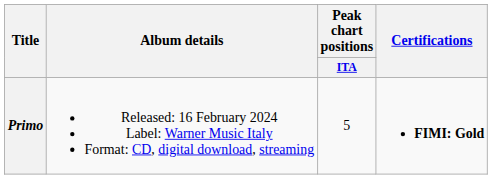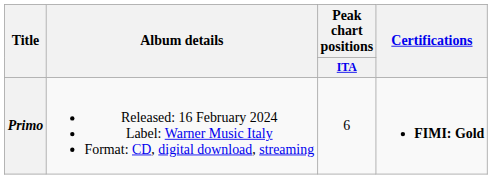(347, 125) 5 -> (347, 125) 6
